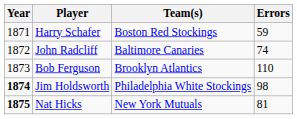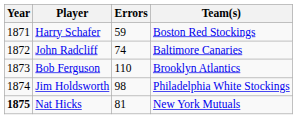columns swapped: (183, 13) <-> (273, 13)
(19, 86) bold -> (19, 86) normal
